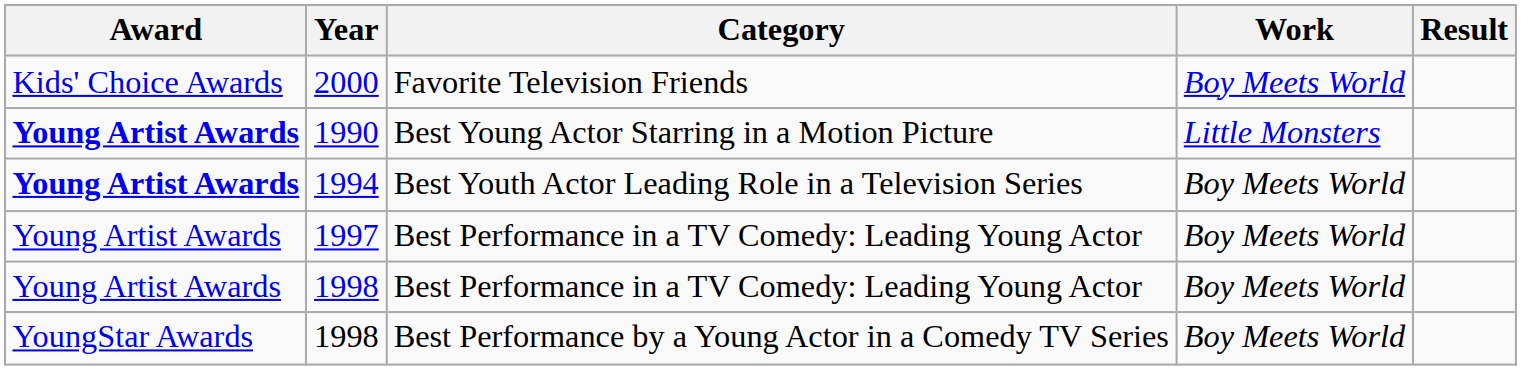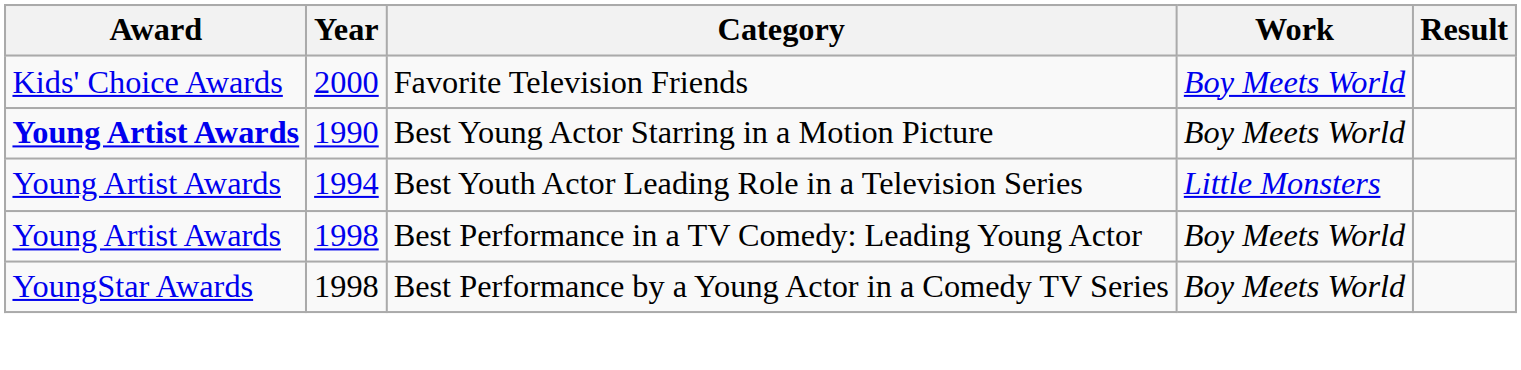(1282, 132) Little Monsters -> (1295, 132) Boy Meets World
(156, 183) bold -> (147, 183) normal
(1295, 183) Boy Meets World -> (1282, 183) Little Monsters
- row: (346, 235)
